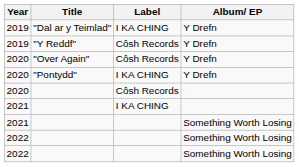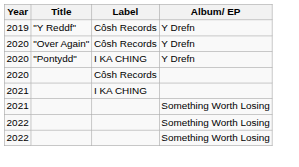- row: (18, 28)
